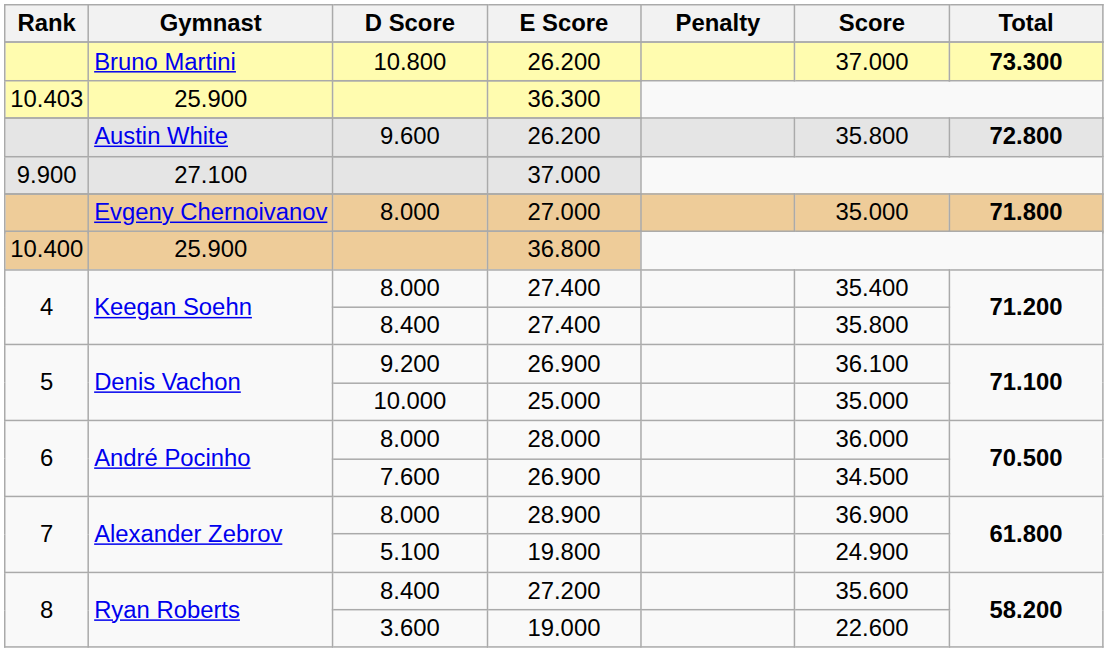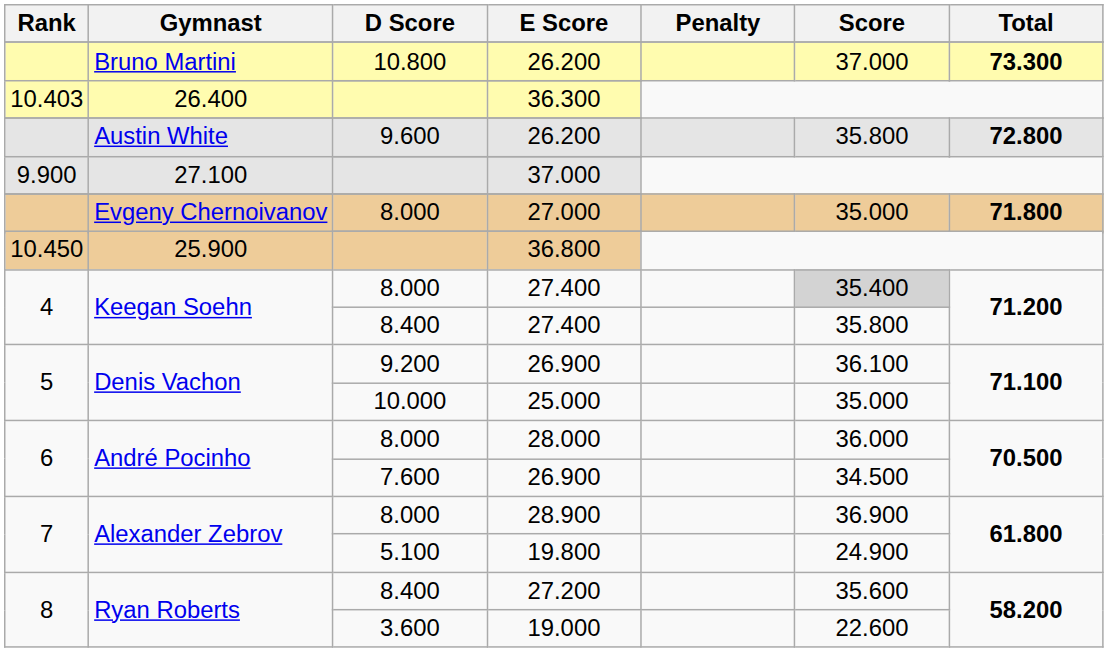(211, 99) 25.900 -> (211, 99) 26.400
(47, 250) 10.400 -> (47, 250) 10.450
(872, 288) no background -> (872, 288) lightgrey background
